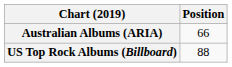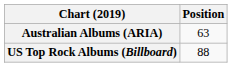(203, 33) 66 -> (203, 33) 63
